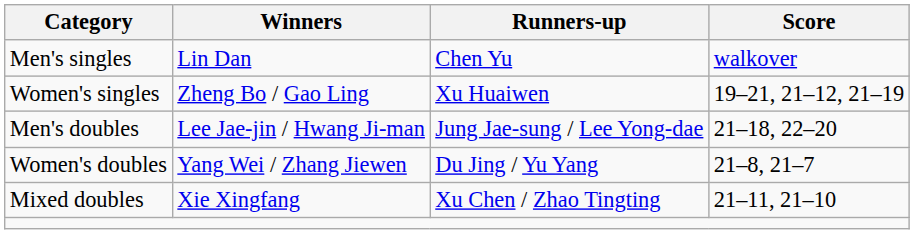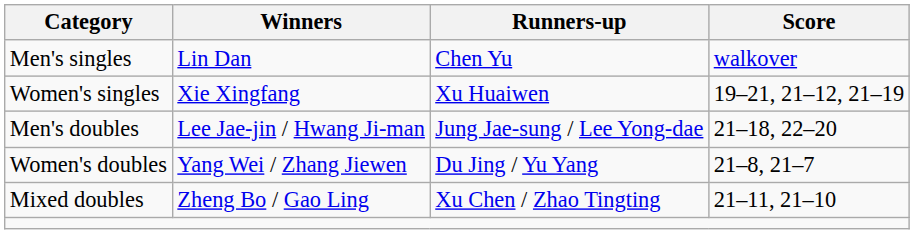(273, 93) Zheng Bo / Gao Ling -> (239, 93) Xie Xingfang
(239, 199) Xie Xingfang -> (273, 199) Zheng Bo / Gao Ling
